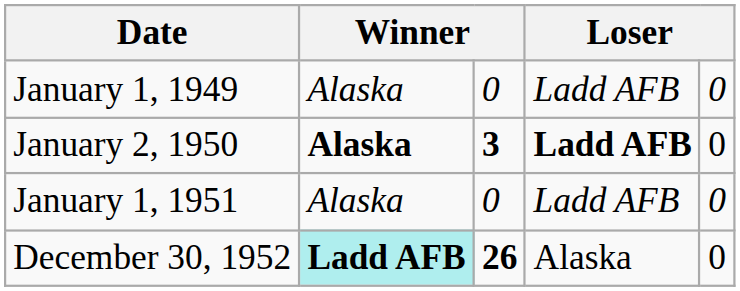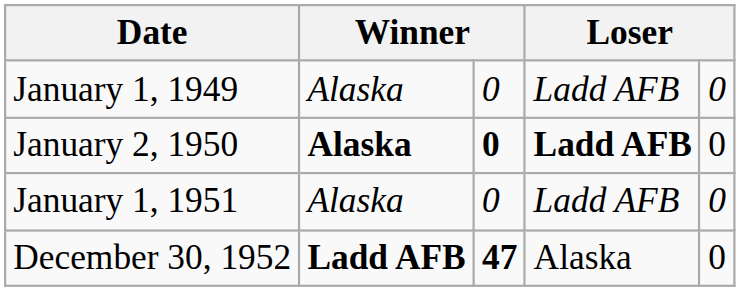(491, 144) 3 -> (491, 144) 0
(387, 256) paleturquoise background -> (387, 256) no background
(500, 256) 26 -> (500, 256) 47
